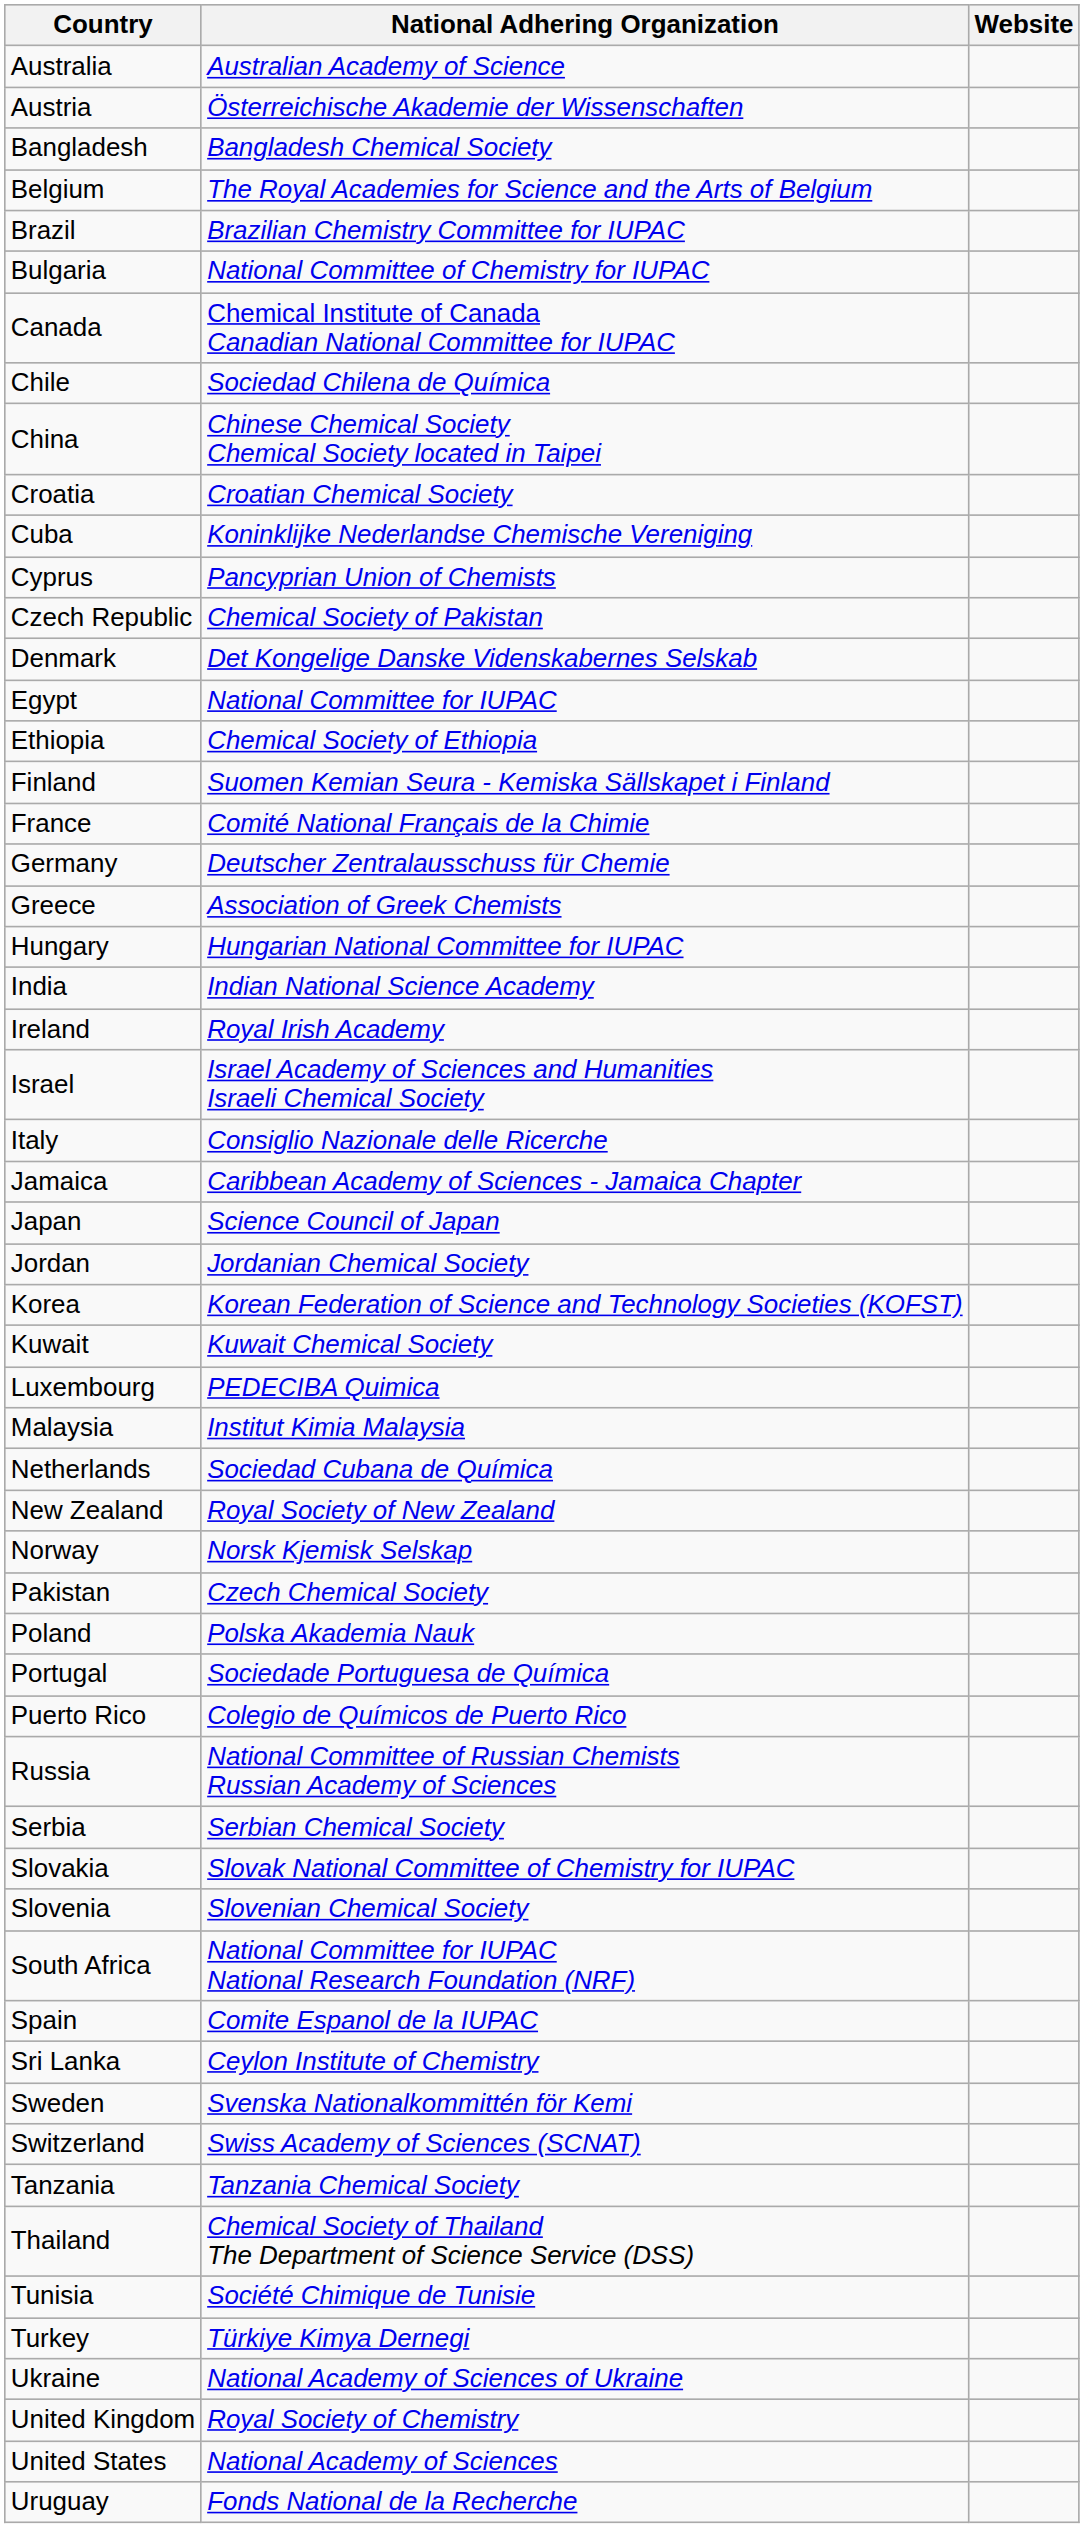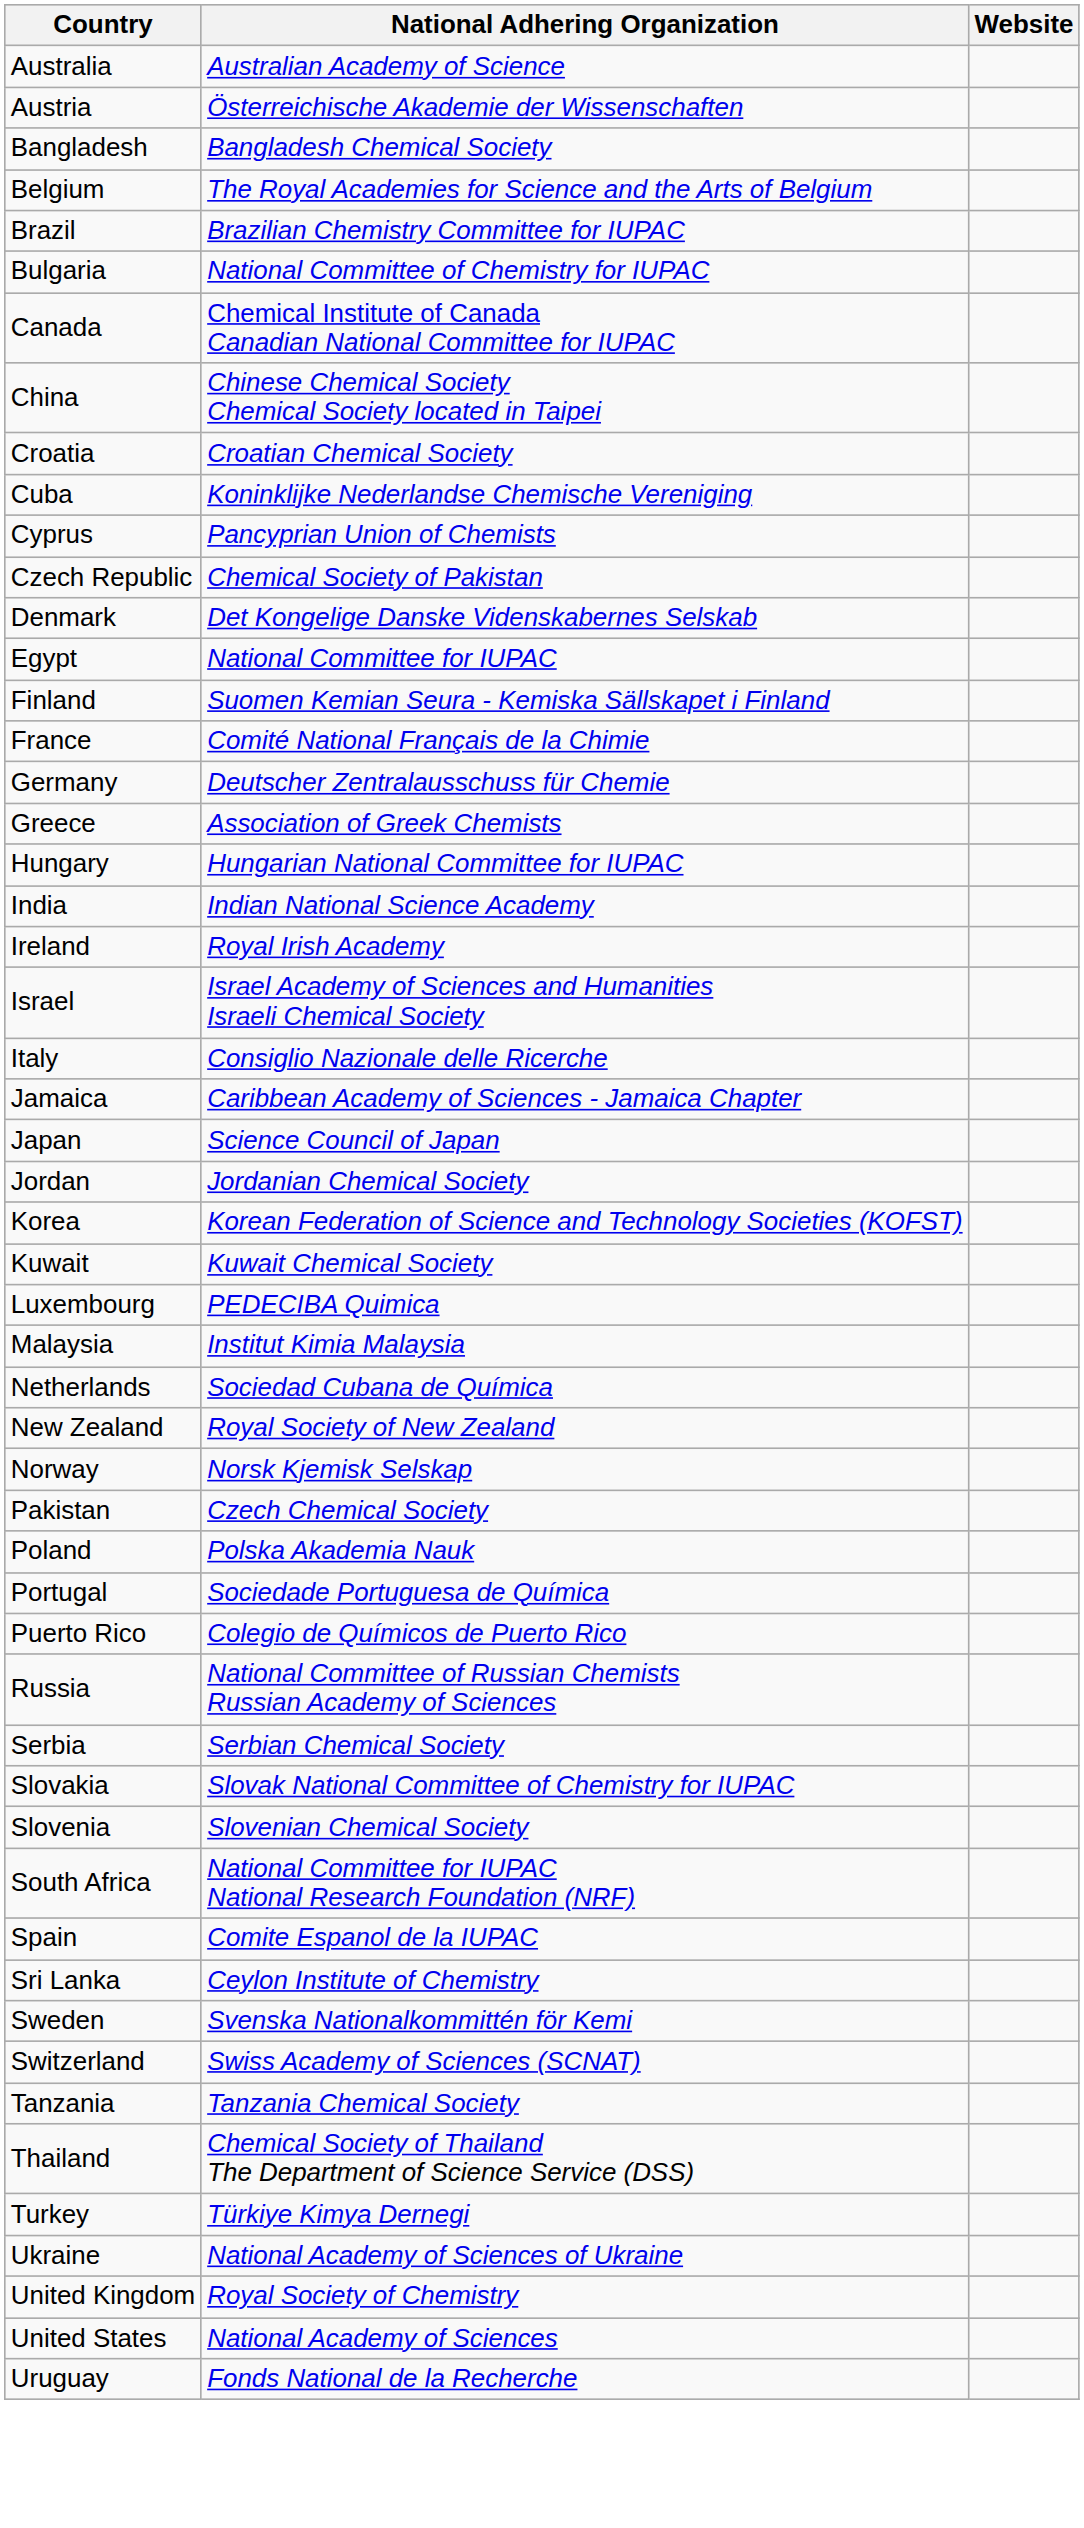- row: (40, 383)
- row: (58, 741)
- row: (52, 2296)
